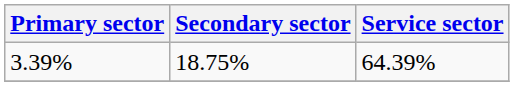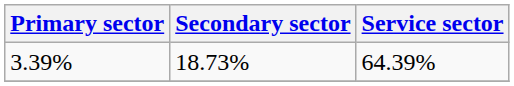(212, 61) 18.75% -> (212, 61) 18.73%
